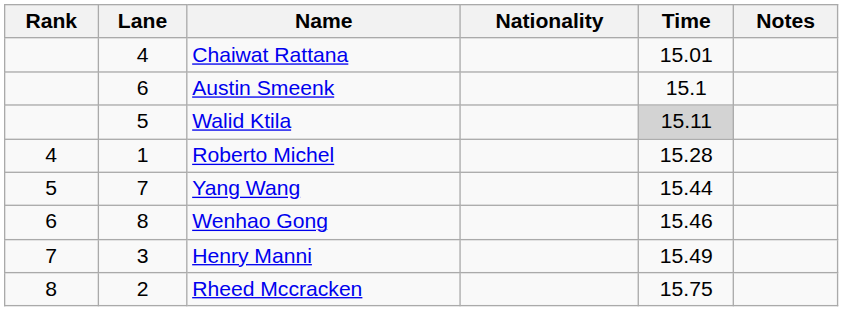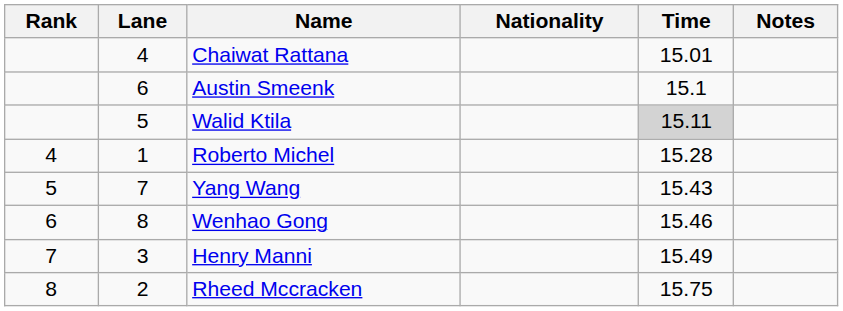(686, 188) 15.44 -> (686, 188) 15.43
